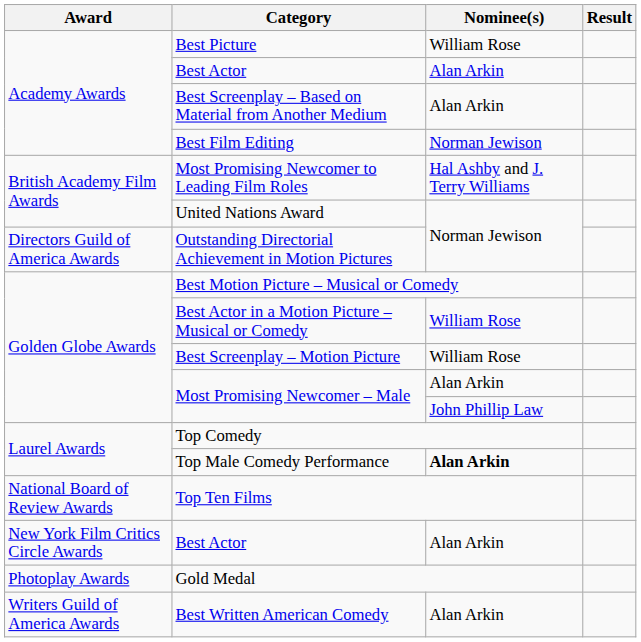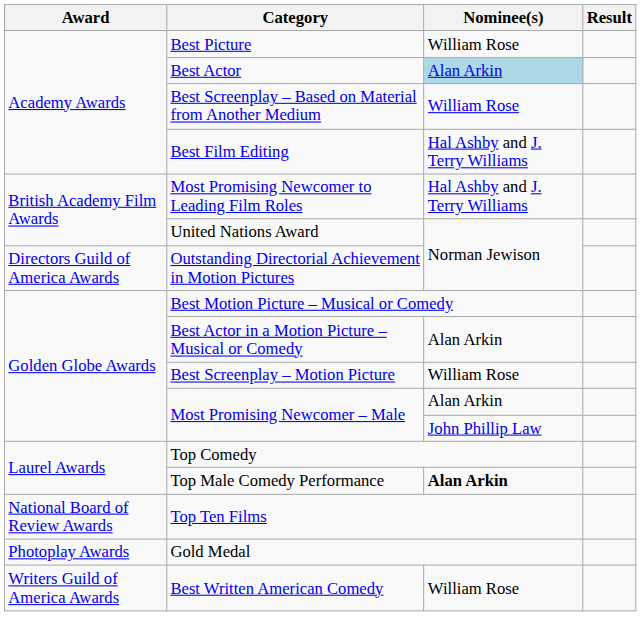(467, 70) no background -> (465, 70) lightblue background
(467, 106) Alan Arkin -> (474, 106) William Rose
(486, 141) Norman Jewison -> (485, 151) Hal Ashby and J. Terry Williams
(475, 320) William Rose -> (465, 339) Alan Arkin
- row: (84, 542)
(467, 614) Alan Arkin -> (474, 588) William Rose
